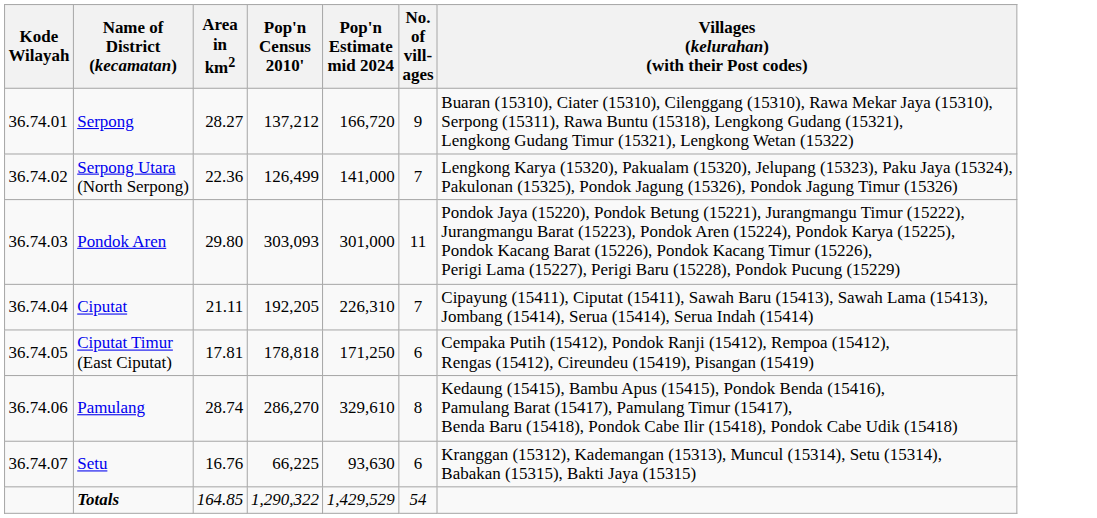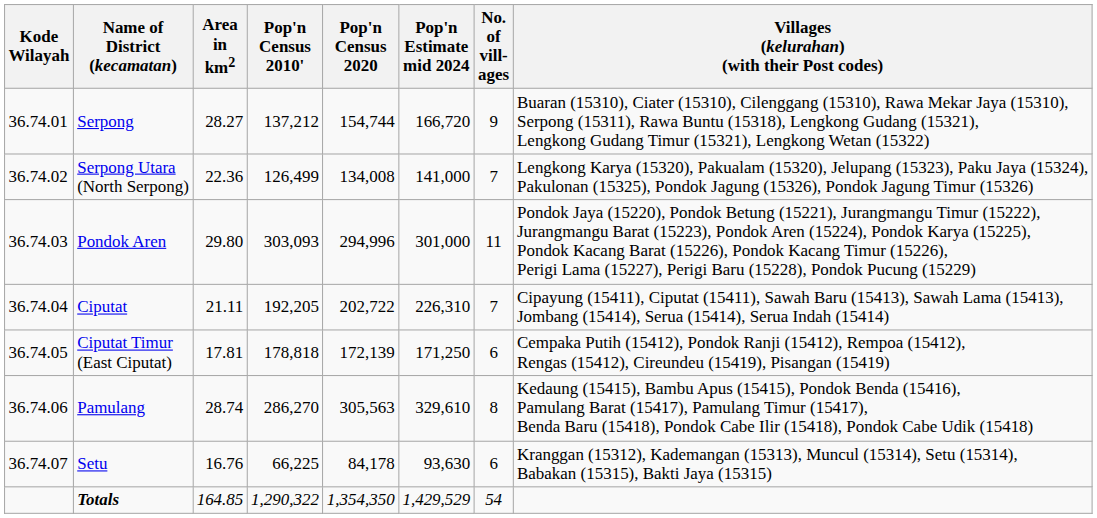+ column: (361, 46)
